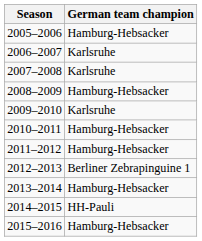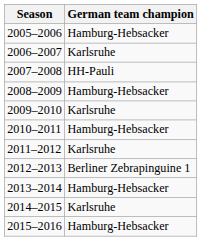(91, 71) Karlsruhe -> (91, 71) HH-Pauli
(118, 149) Hamburg-Hebsacker -> (91, 149) Karlsruhe
(91, 206) HH-Pauli -> (91, 206) Karlsruhe
